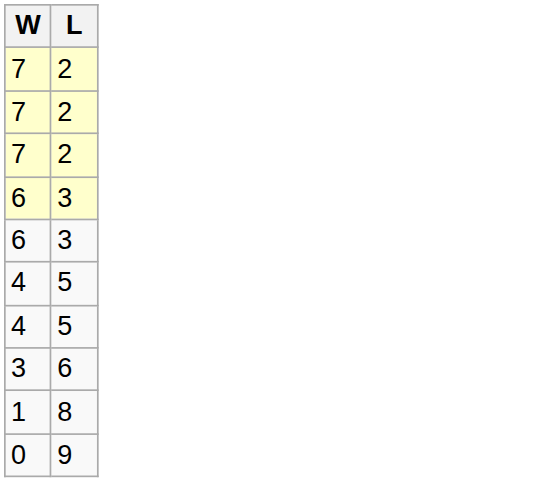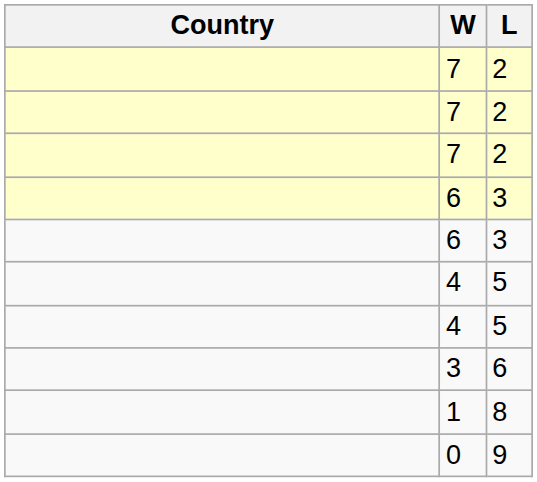+ column: (222, 25)
